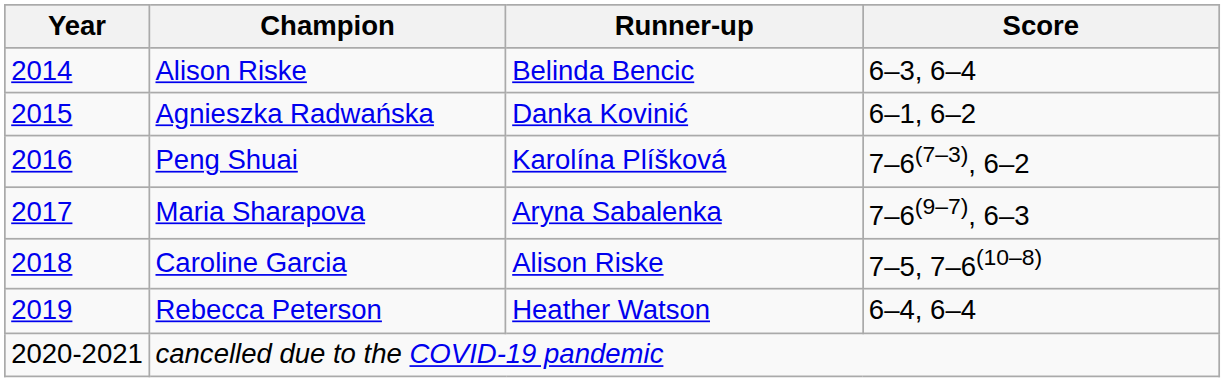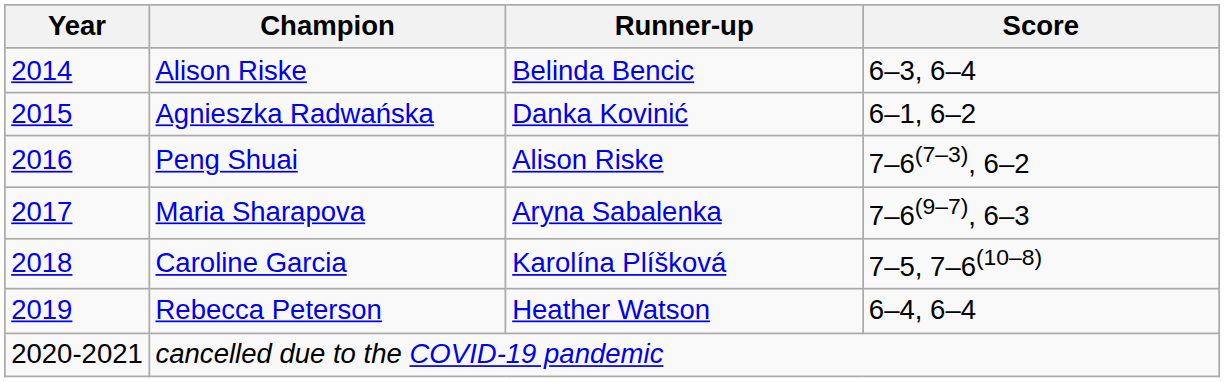(619, 160) Karolína Plíšková -> (588, 160) Alison Riske
(588, 263) Alison Riske -> (619, 263) Karolína Plíšková
